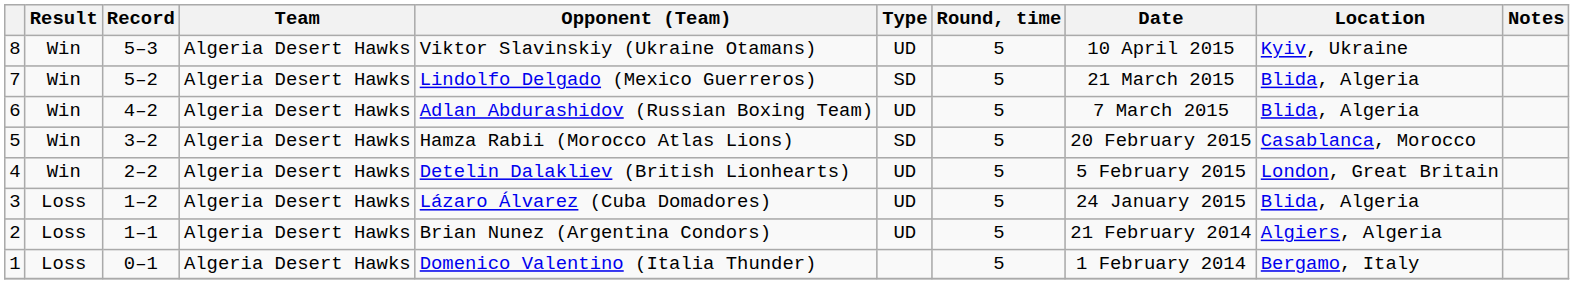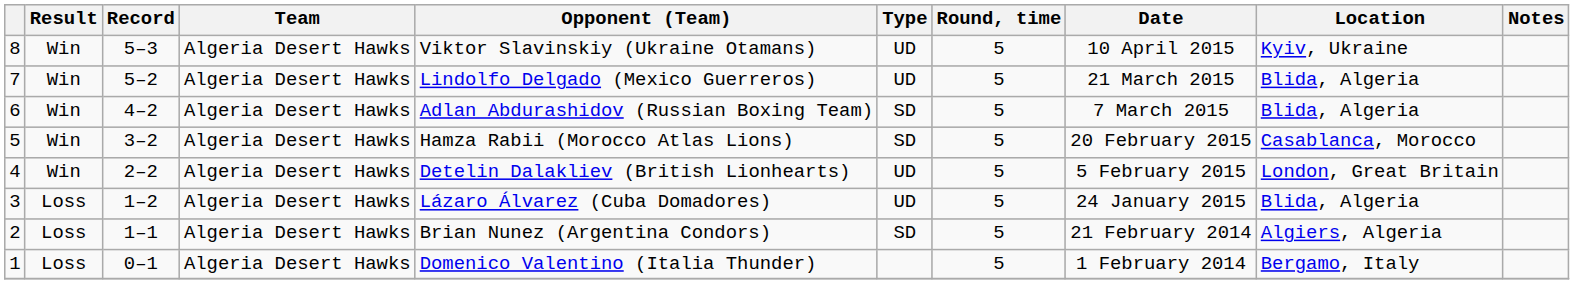(905, 81) SD -> (905, 81) UD
(905, 112) UD -> (905, 112) SD
(905, 234) UD -> (905, 234) SD
